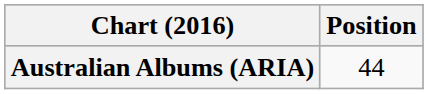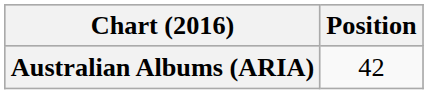(371, 66) 44 -> (371, 66) 42
